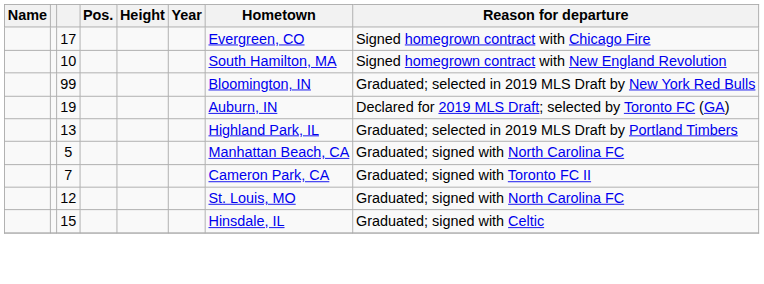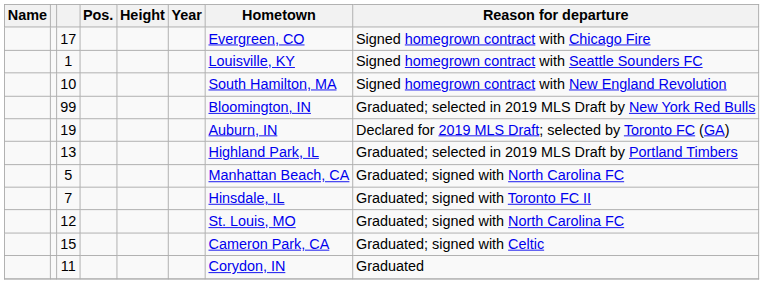+ row: (68, 61)
(269, 175) Cameron Park, CA -> (247, 198) Hinsdale, IL
(247, 221) Hinsdale, IL -> (269, 244) Cameron Park, CA
+ row: (68, 267)
